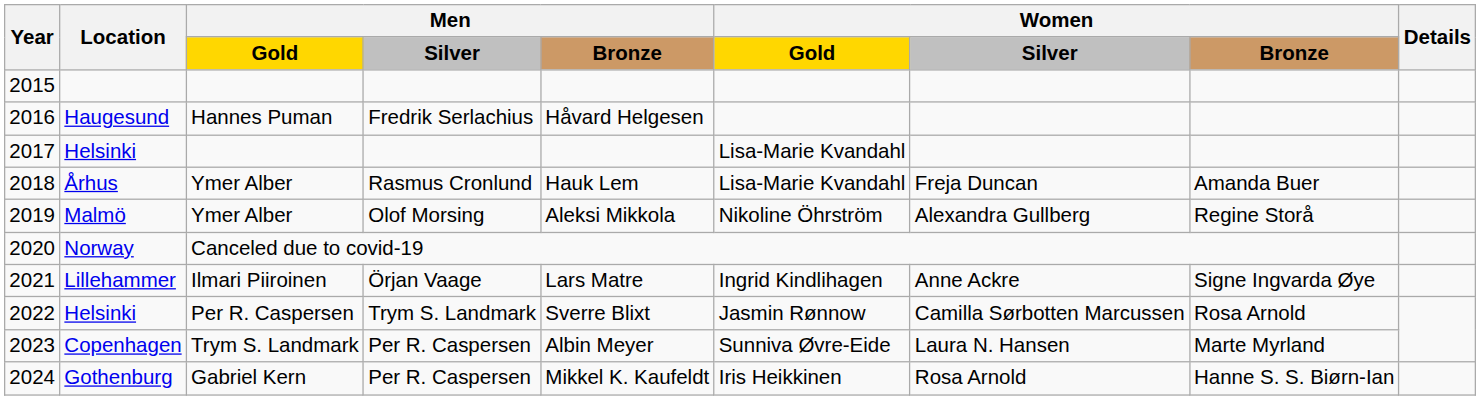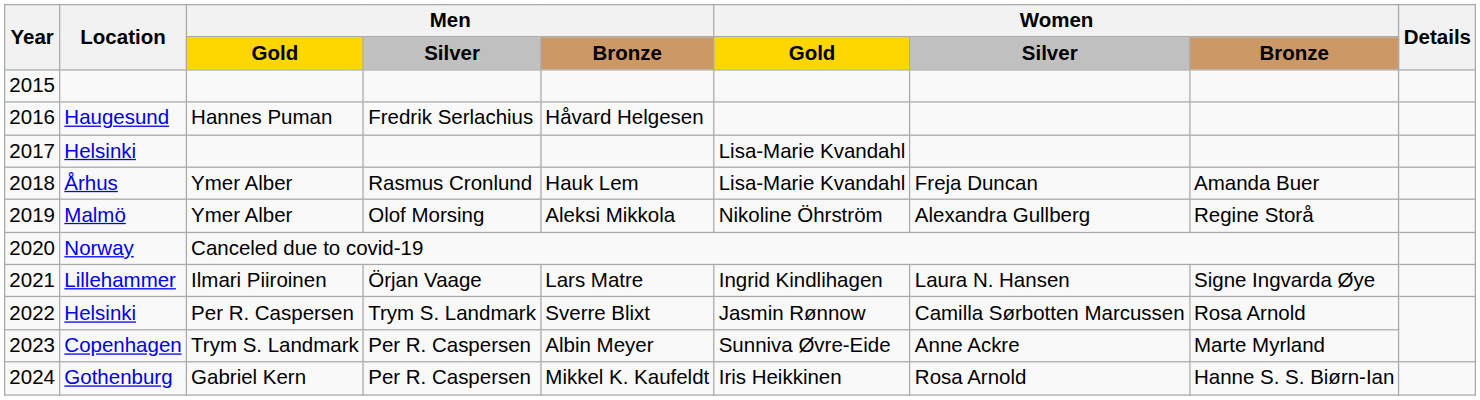(967, 280) Anne Ackre -> (992, 280) Laura N. Hansen
(992, 345) Laura N. Hansen -> (967, 345) Anne Ackre
